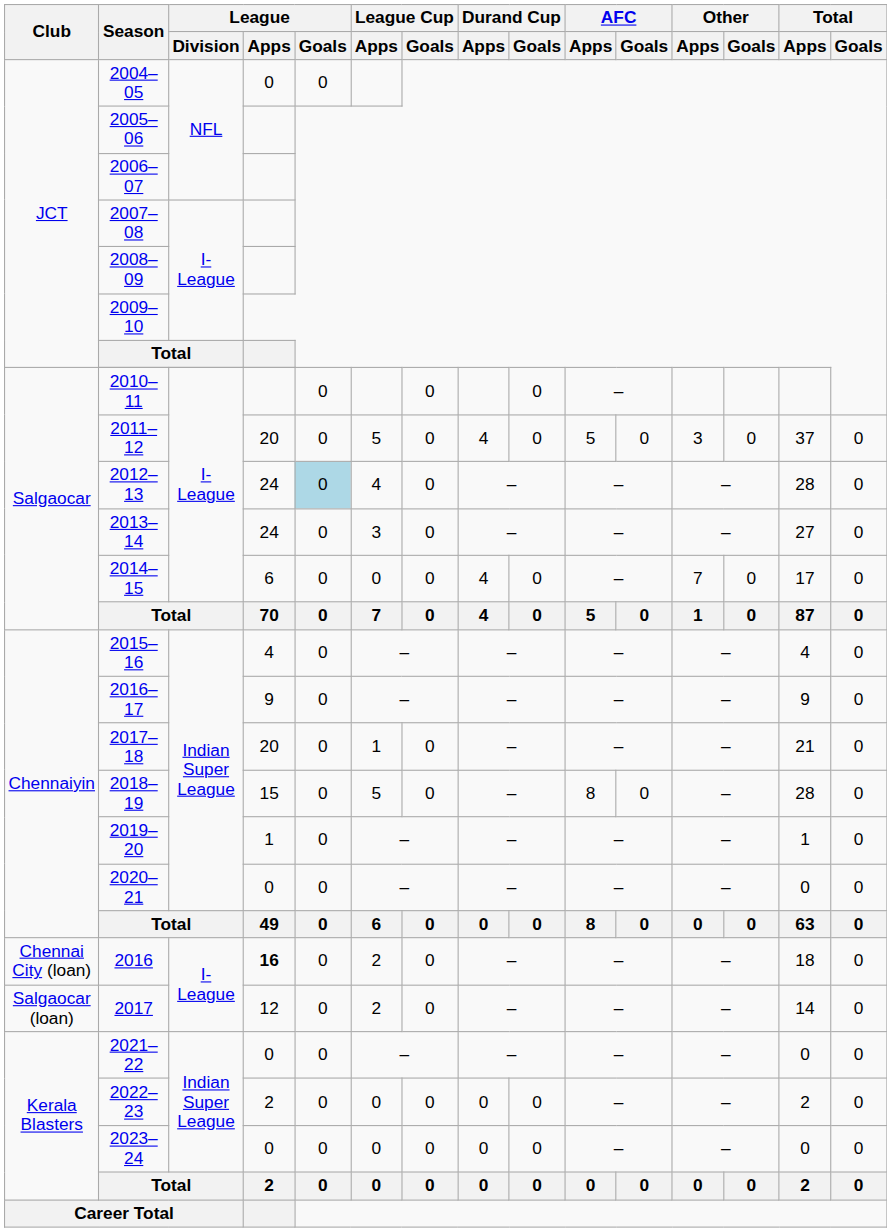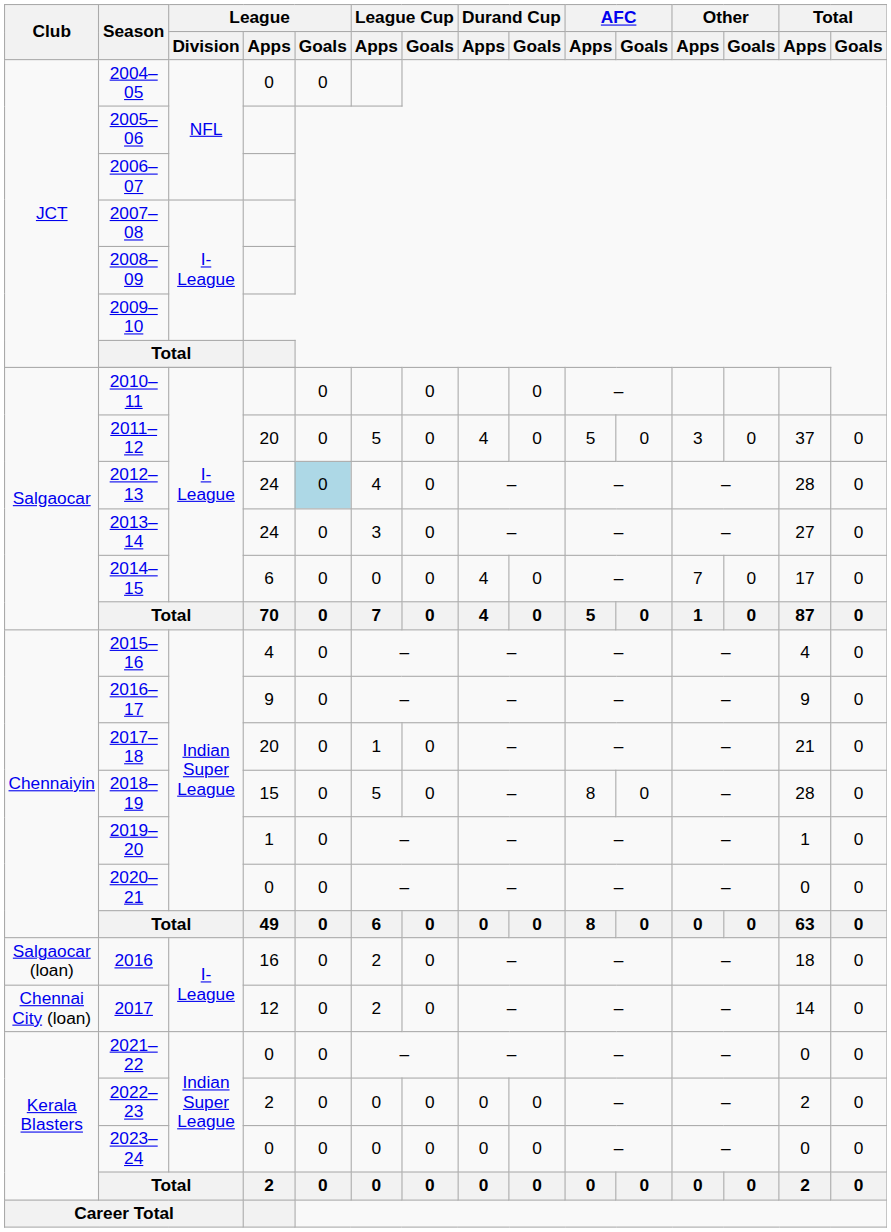(52, 961) Chennai City (loan) -> (52, 961) Salgaocar (loan)
(269, 961) bold -> (269, 961) normal
(52, 1008) Salgaocar (loan) -> (52, 1008) Chennai City (loan)
